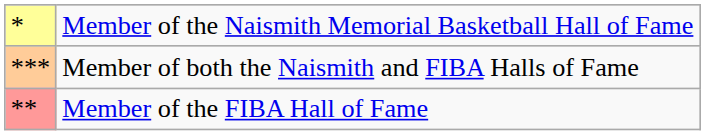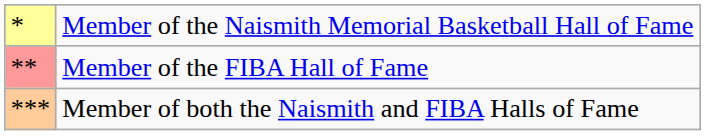rows swapped: (245, 108) <-> (351, 66)
